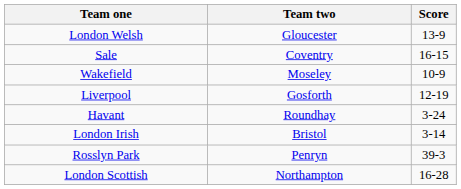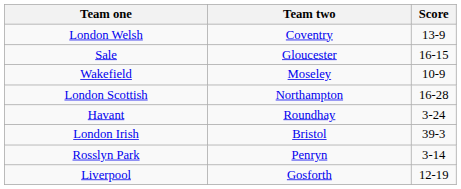(309, 34) Gloucester -> (309, 34) Coventry
(309, 54) Coventry -> (309, 54) Gloucester
rows swapped: (106, 94) <-> (106, 174)
(434, 134) 3-14 -> (434, 134) 39-3
(434, 154) 39-3 -> (434, 154) 3-14
